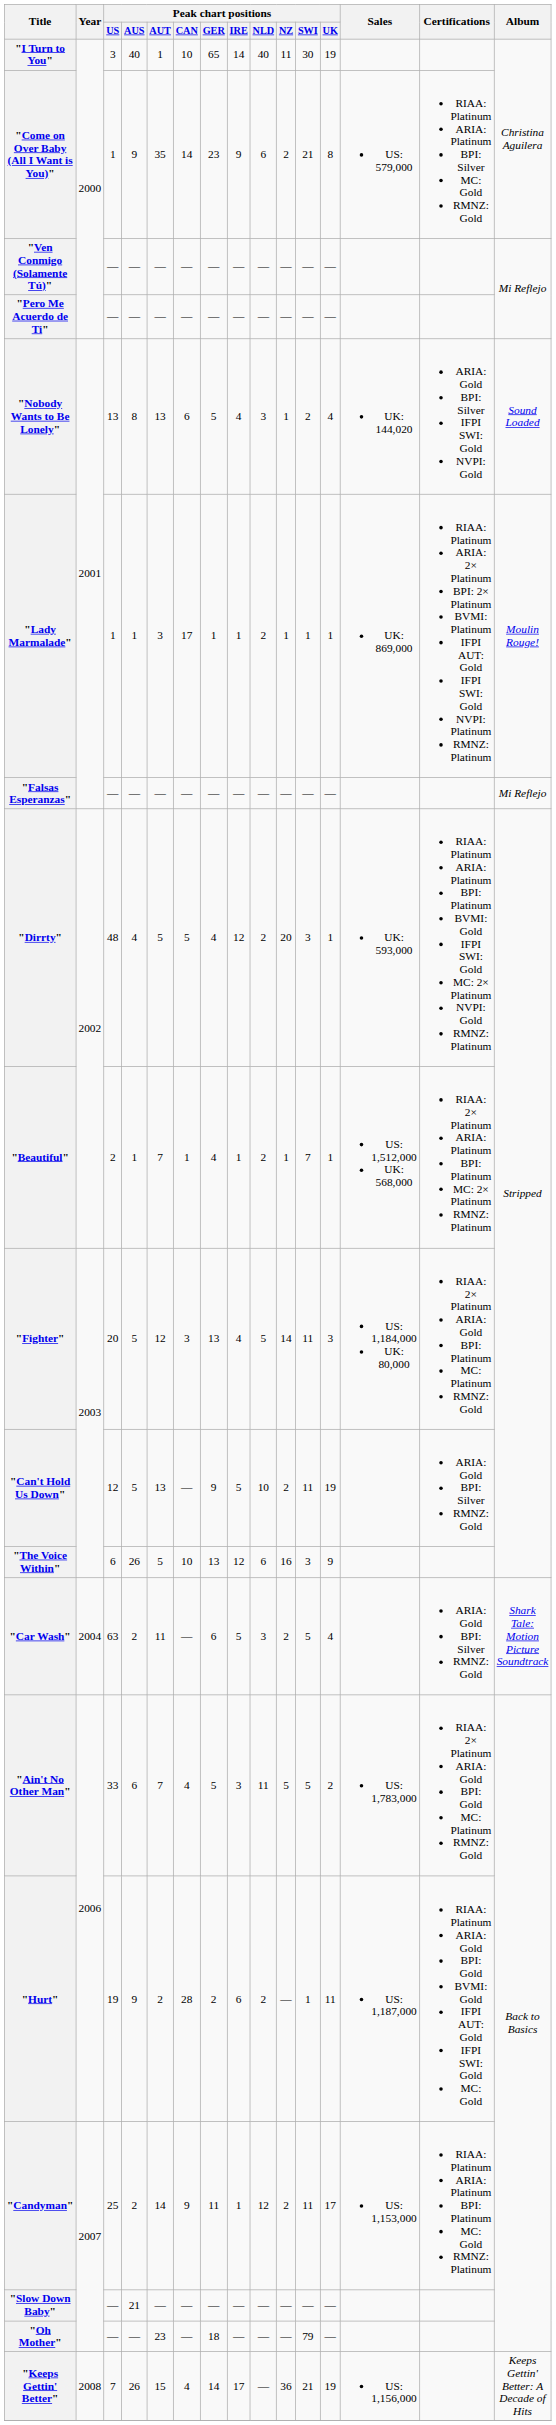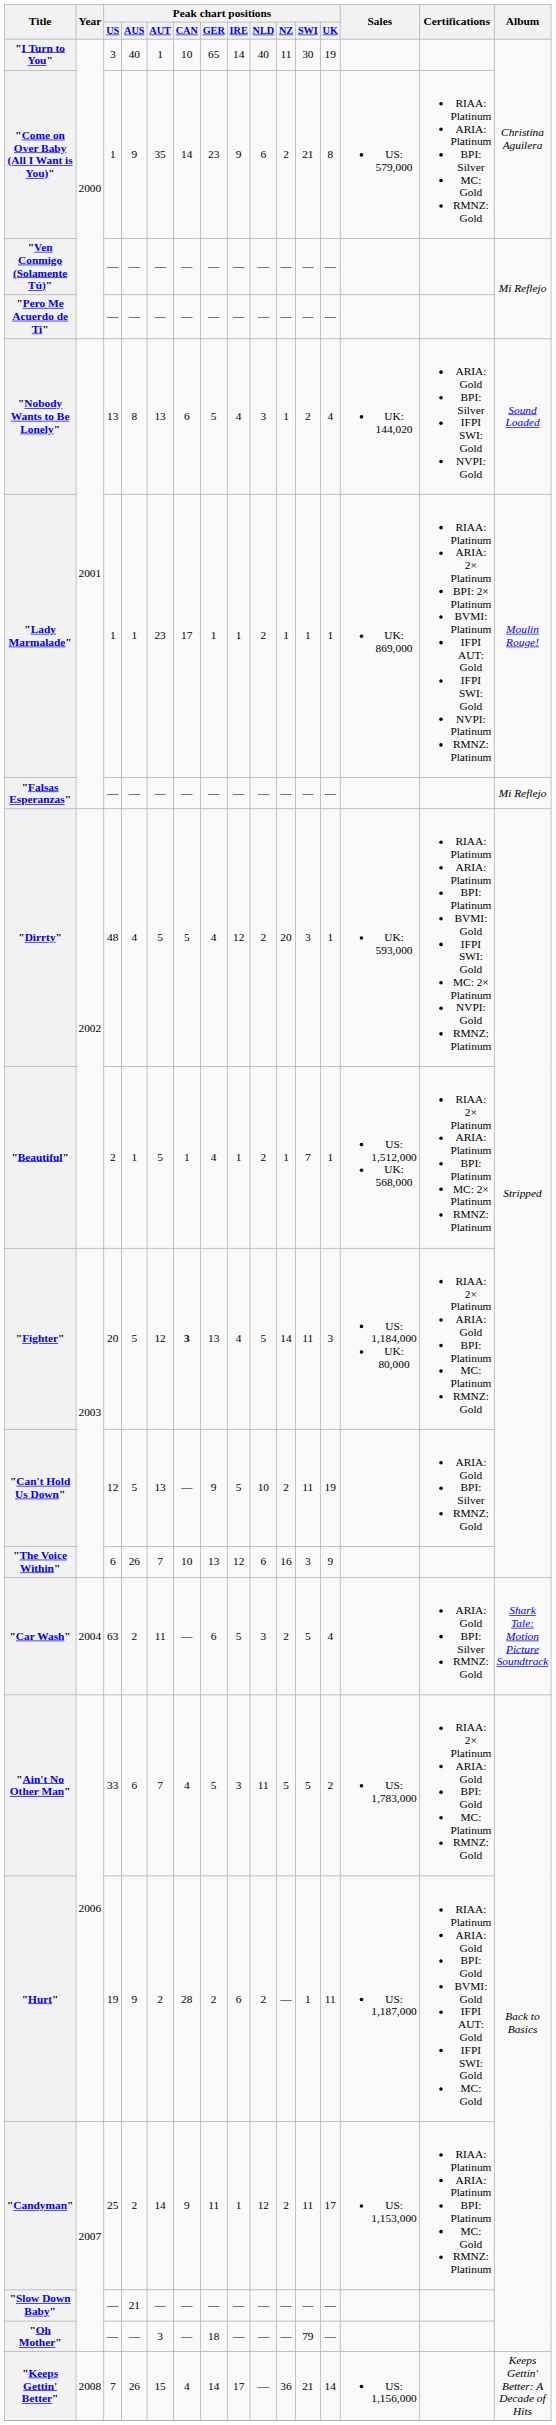(160, 636) 3 -> (160, 636) 23
(160, 1157) 7 -> (160, 1157) 5
(187, 1338) normal -> (187, 1338) bold
(160, 1562) 5 -> (160, 1562) 7
(160, 2336) 23 -> (160, 2336) 3
(330, 2386) 19 -> (330, 2386) 14
